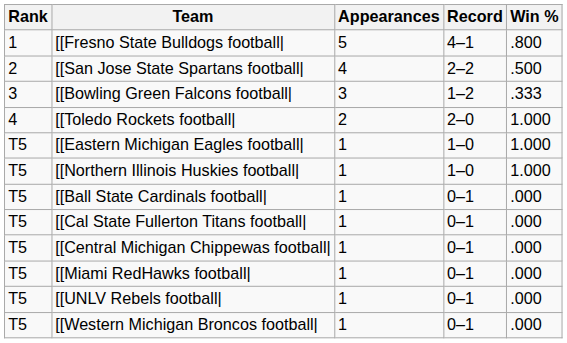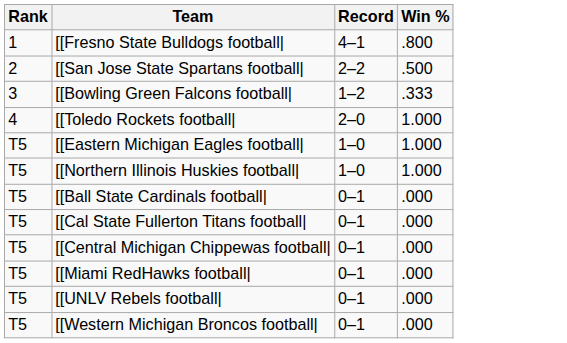- column: (389, 17)
